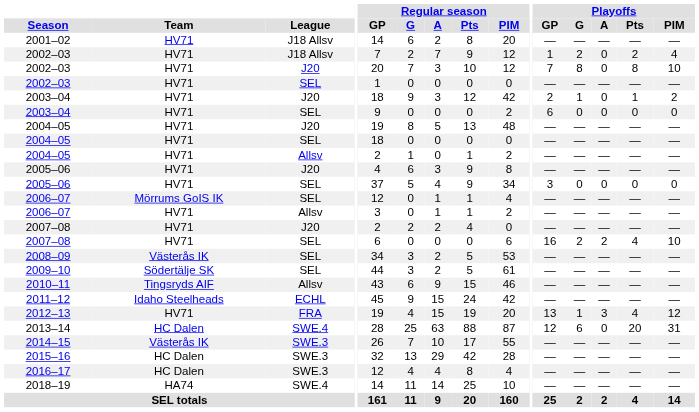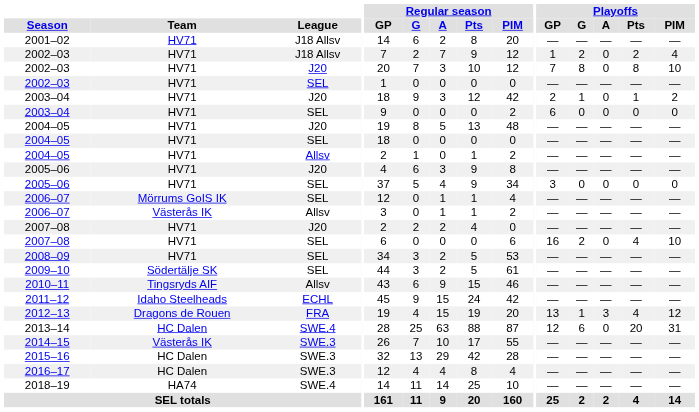(179, 212) HV71 -> (182, 212) Västerås IK
(604, 241) 2 -> (606, 241) 0
(179, 256) Västerås IK -> (182, 256) HV71
(179, 313) HV71 -> (182, 313) Dragons de Rouen
